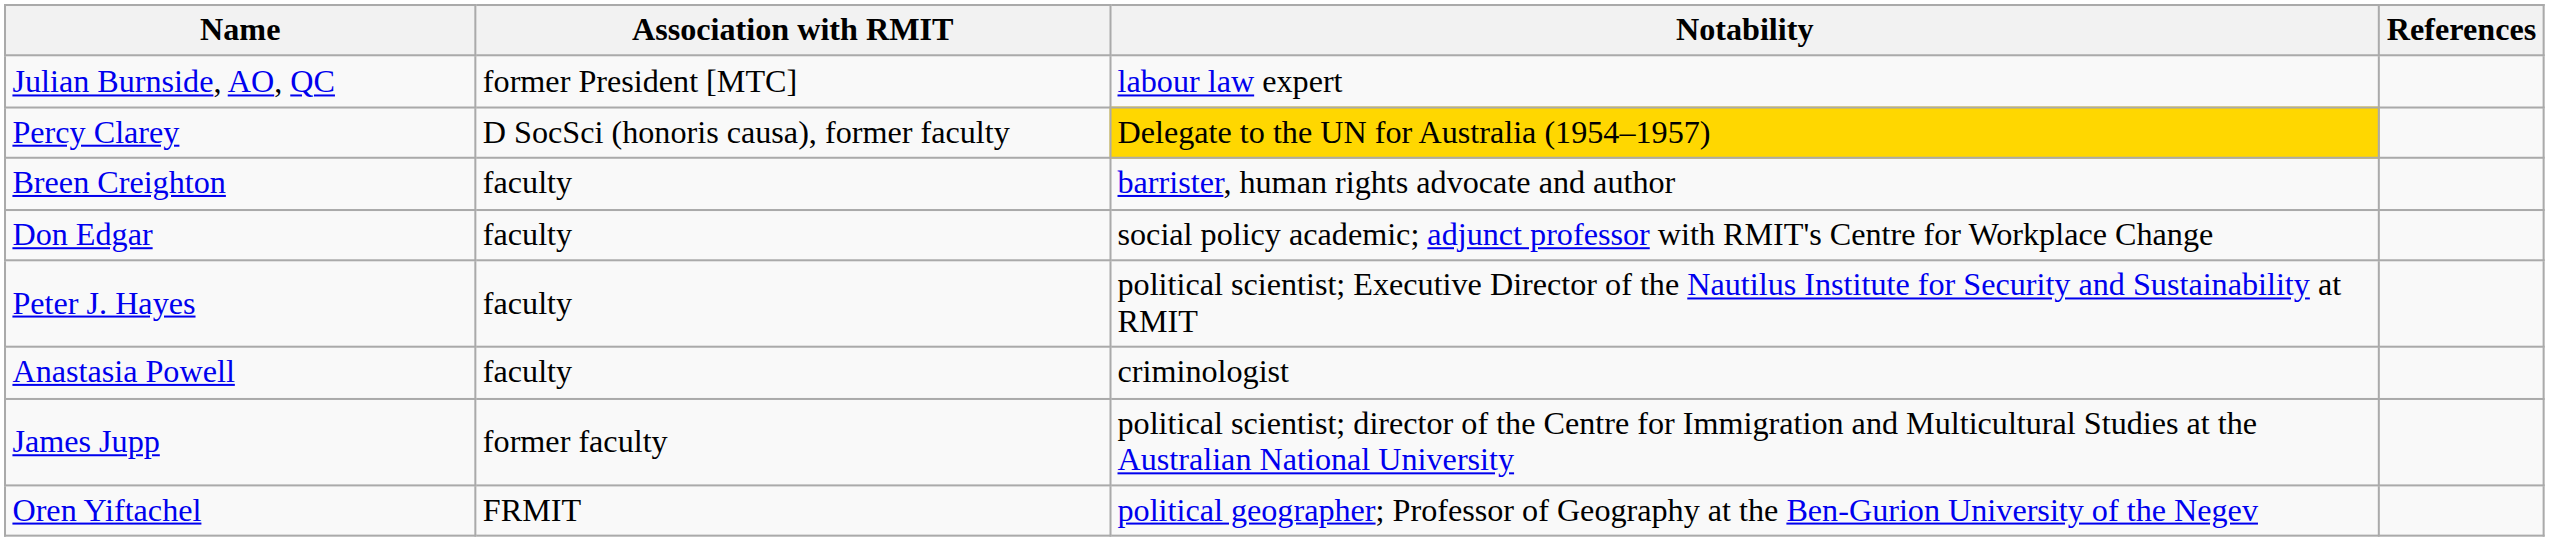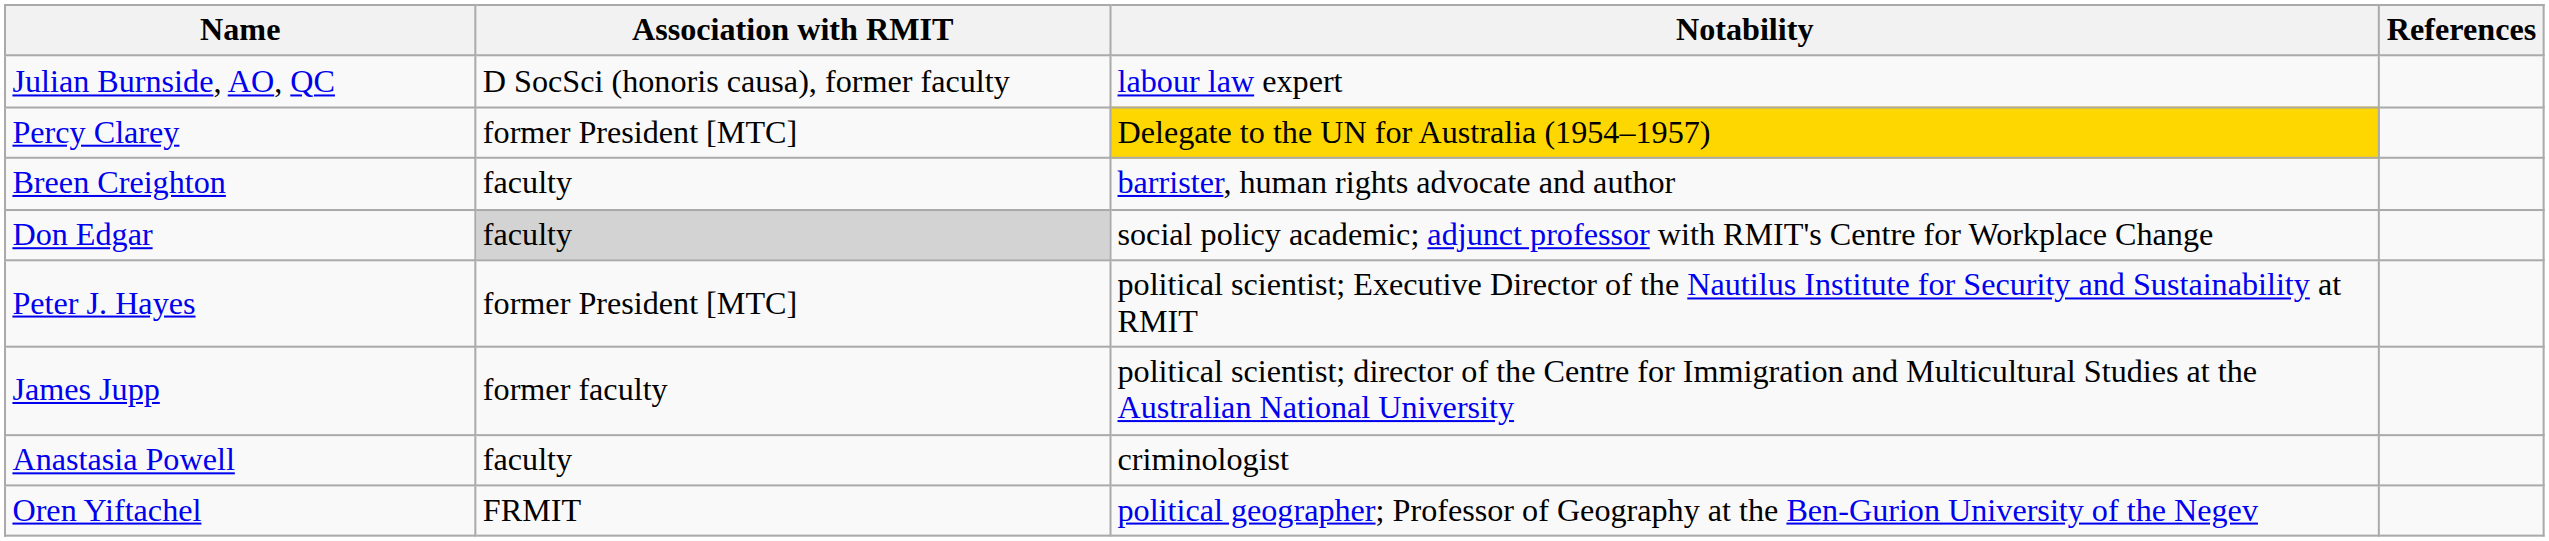(640, 81) former President [MTC] -> (746, 81) D SocSci (honoris causa), former faculty
(746, 132) D SocSci (honoris causa), former faculty -> (640, 132) former President [MTC]
(527, 234) no background -> (527, 234) lightgrey background
(527, 303) faculty -> (640, 303) former President [MTC]
rows swapped: (86, 441) <-> (124, 372)
